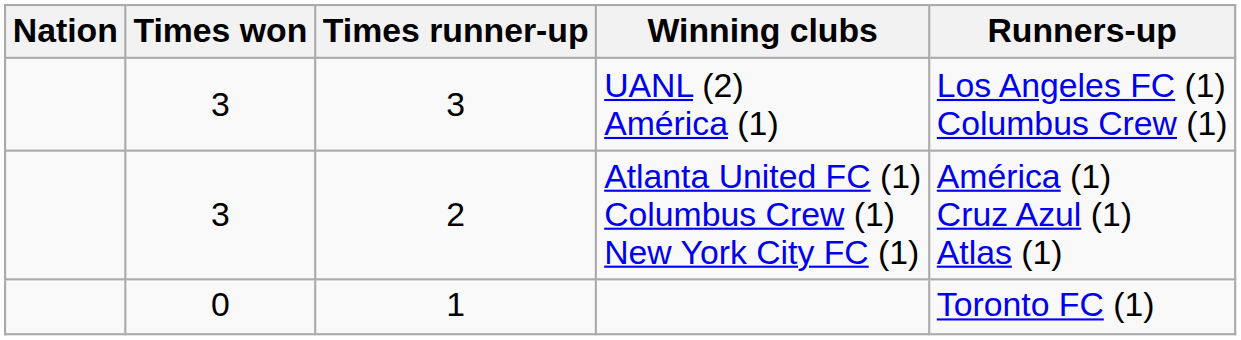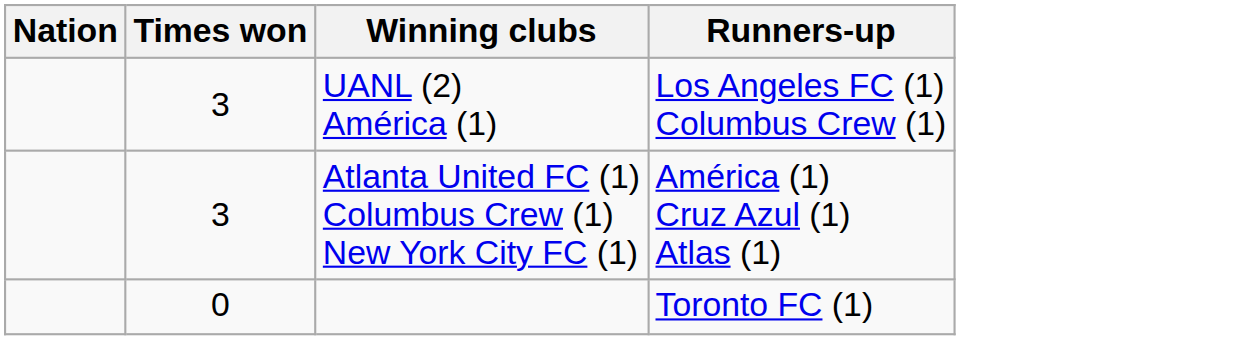- column: (456, 31)
